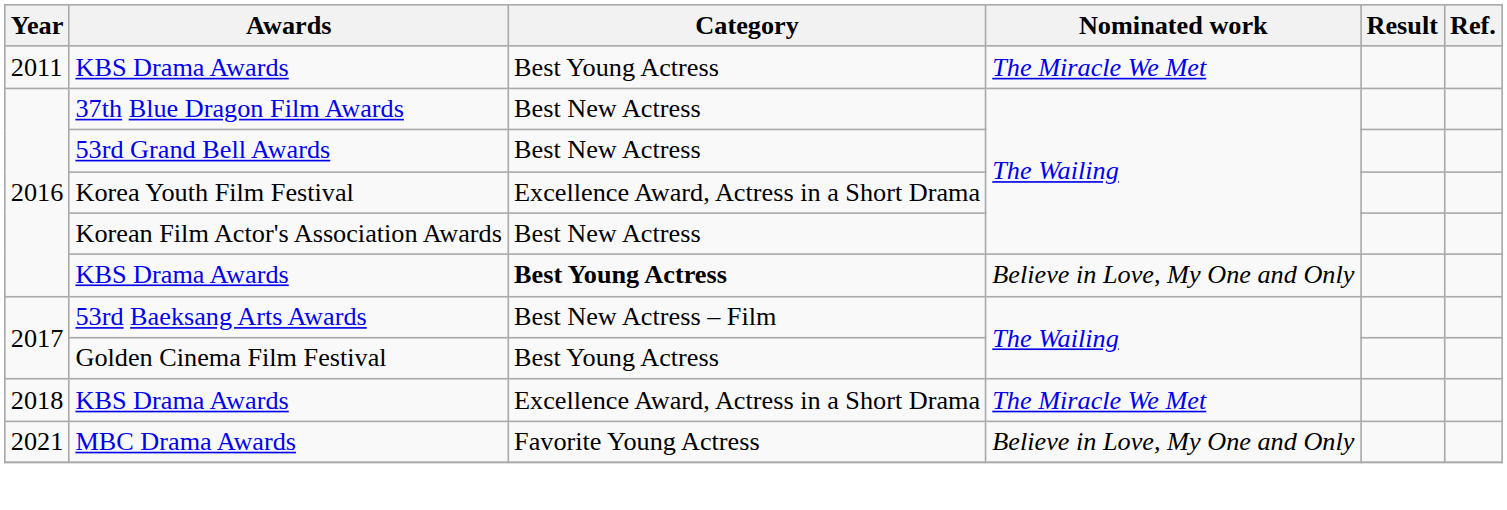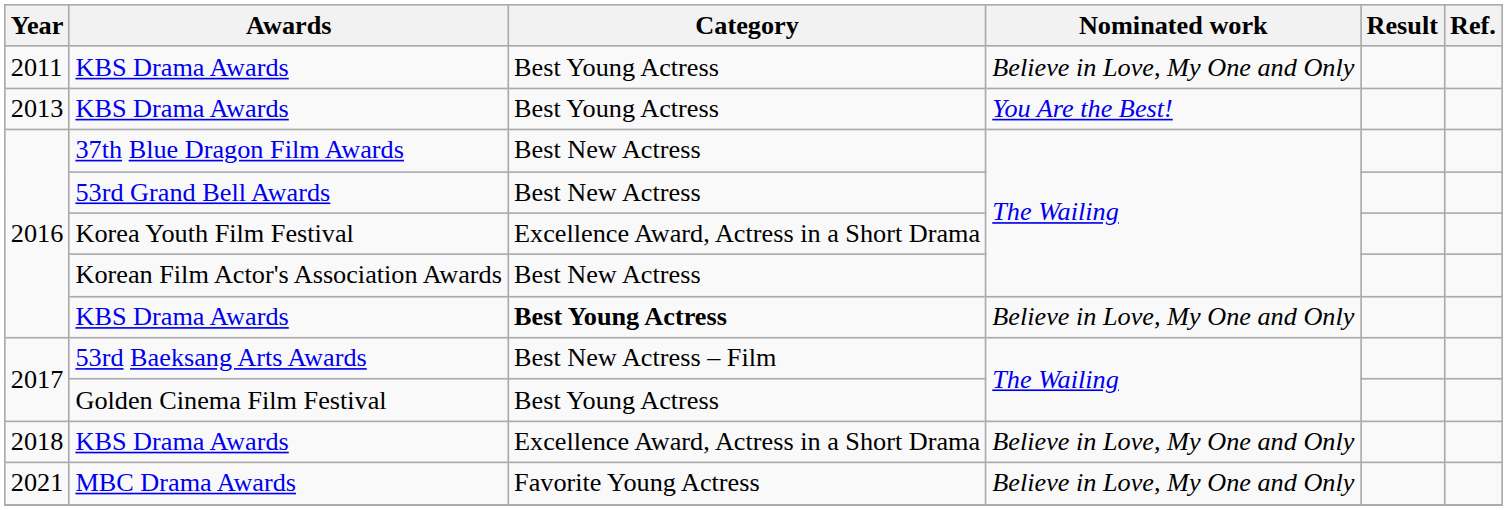(1099, 66) The Miracle We Met -> (1173, 66) Believe in Love, My One and Only
+ row: (37, 108)
(1099, 399) The Miracle We Met -> (1173, 441) Believe in Love, My One and Only
